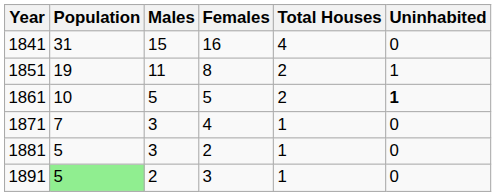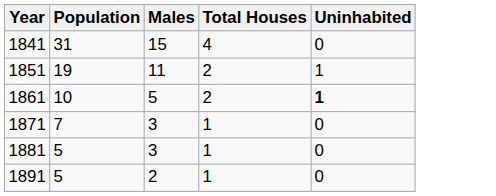- column: (236, 17)
(58, 177) lightgreen background -> (58, 177) no background
